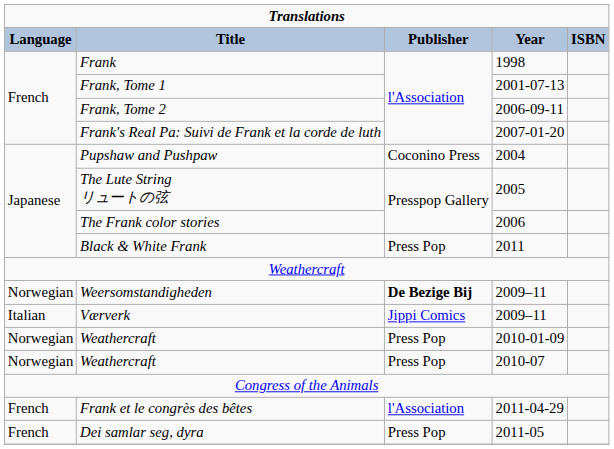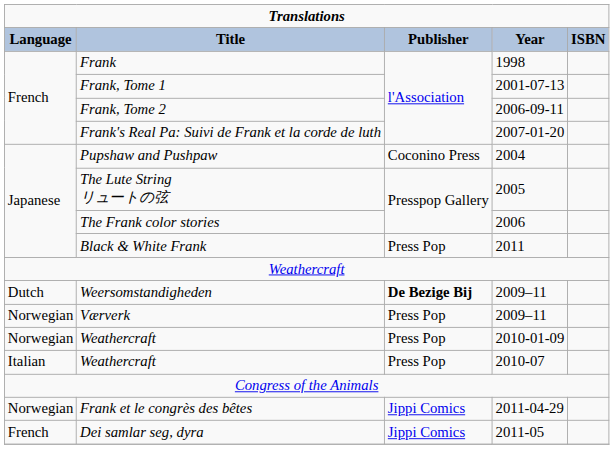(41, 292) Norwegian -> (26, 292) Dutch
(27, 315) Italian -> (41, 315) Norwegian
(426, 315) Jippi Comics -> (417, 315) Press Pop
(41, 362) Norwegian -> (27, 362) Italian
(28, 409) French -> (41, 409) Norwegian
(426, 409) l'Association -> (426, 409) Jippi Comics
(417, 432) Press Pop -> (426, 432) Jippi Comics
